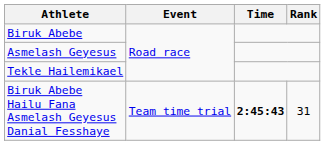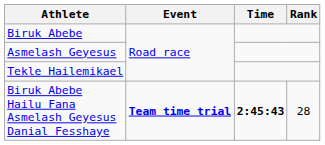(180, 110) normal -> (180, 110) bold
(304, 110) 31 -> (304, 110) 28
